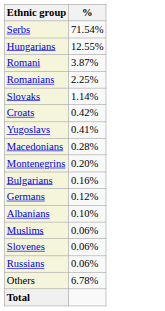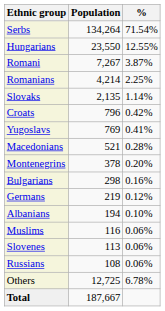+ column: (96, 12)
